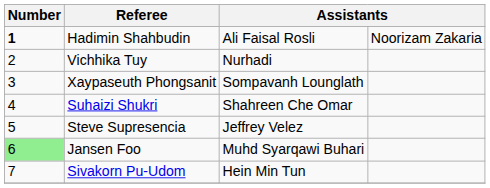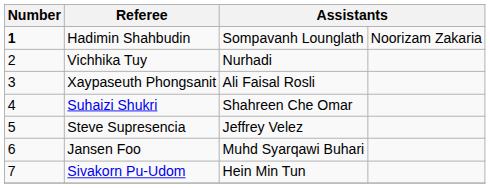(269, 37) Ali Faisal Rosli -> (293, 37) Sompavanh Lounglath
(293, 82) Sompavanh Lounglath -> (269, 82) Ali Faisal Rosli
(12, 149) lightgreen background -> (12, 149) no background
